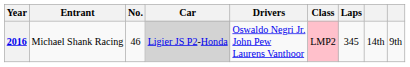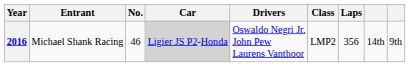(323, 41) pink background -> (323, 41) no background
(351, 41) 345 -> (351, 41) 356
